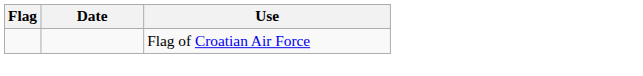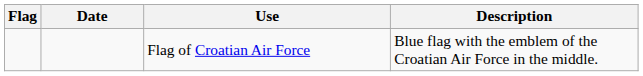+ column: (514, 16)
